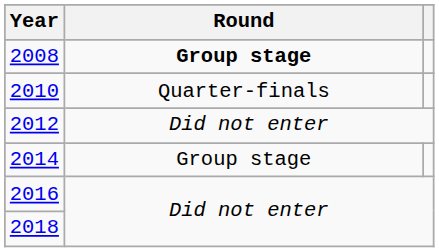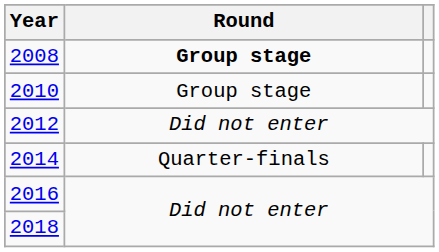(244, 91) Quarter-finals -> (244, 91) Group stage
(244, 159) Group stage -> (244, 159) Quarter-finals
